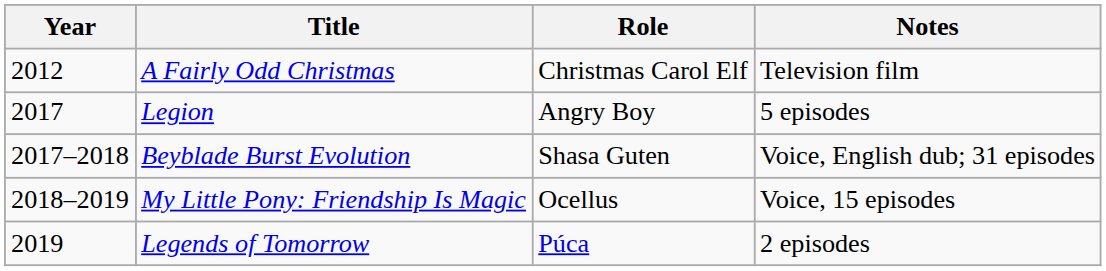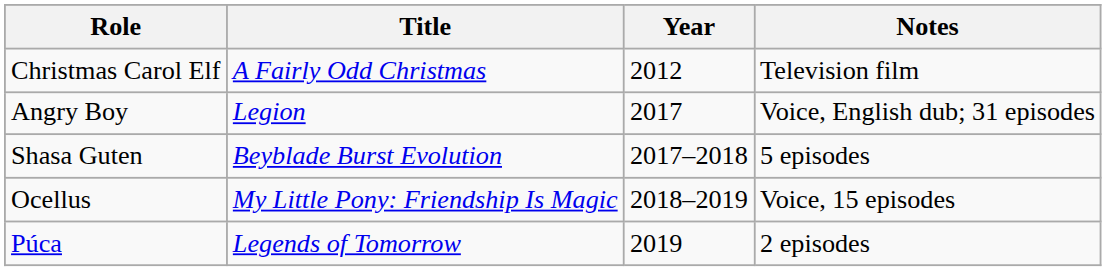columns swapped: (70, 26) <-> (643, 26)
(815, 112) 5 episodes -> (928, 112) Voice, English dub; 31 episodes
(928, 156) Voice, English dub; 31 episodes -> (815, 156) 5 episodes
